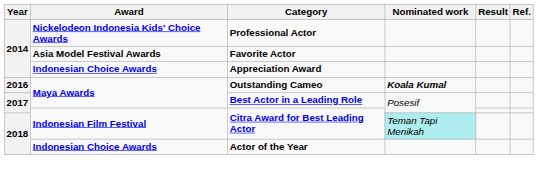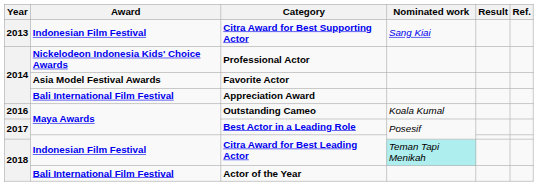+ row: (17, 33)
(95, 69) Indonesian Choice Awards -> (103, 96) Bali International Film Festival
(417, 85) bold -> (417, 111) normal
(95, 147) Indonesian Choice Awards -> (103, 173) Bali International Film Festival
